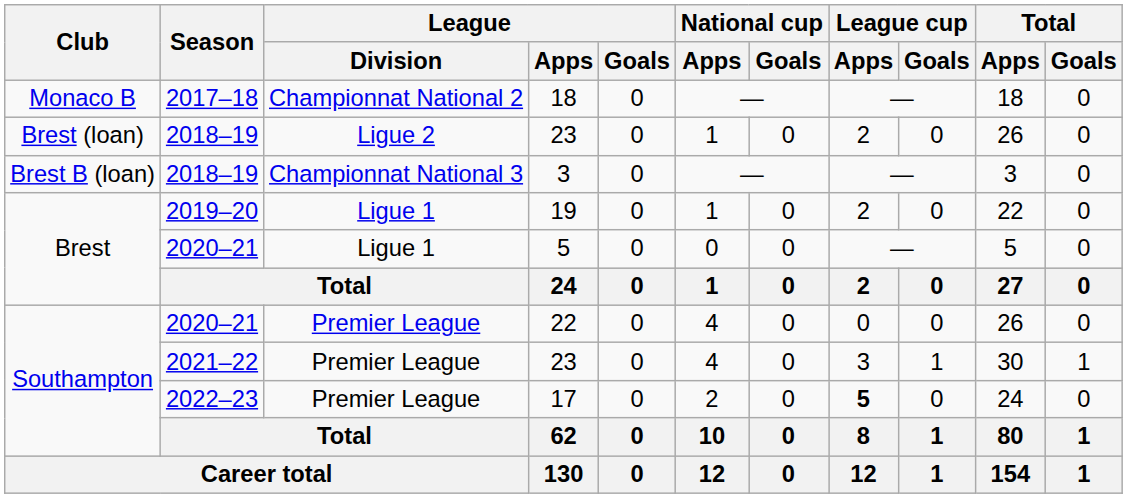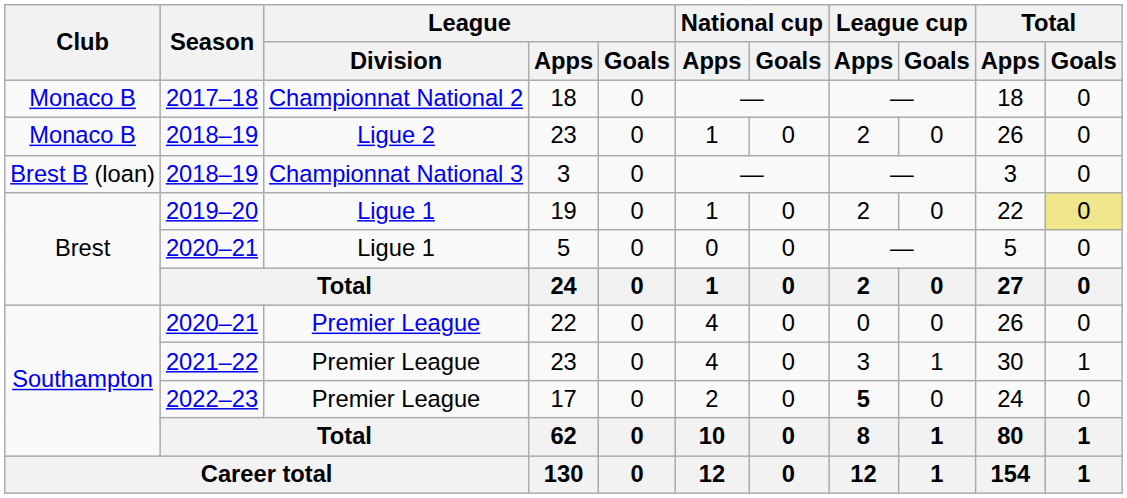(83, 135) Brest (loan) -> (83, 135) Monaco B
(1084, 211) no background -> (1084, 211) khaki background
